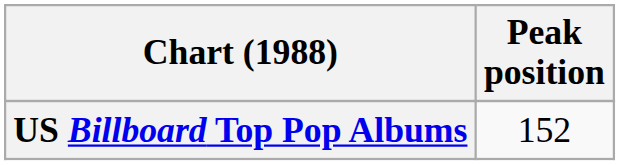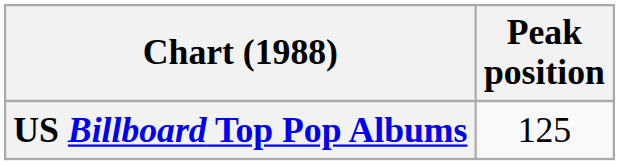(544, 129) 152 -> (544, 129) 125
